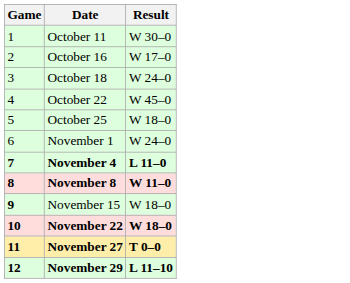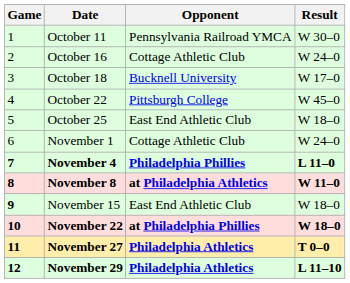+ column: (210, 15)
(150, 57) W 17–0 -> (319, 57) W 24–0
(150, 78) W 24–0 -> (319, 78) W 17–0
